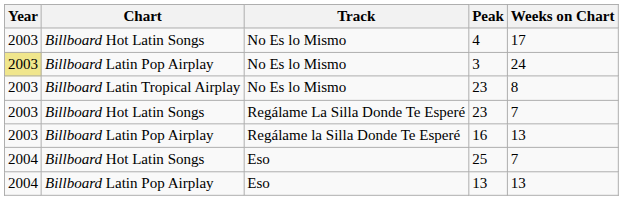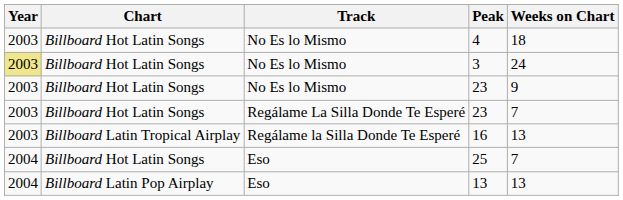(518, 40) 17 -> (518, 40) 18
(129, 64) Billboard Latin Pop Airplay -> (125, 64) Billboard Hot Latin Songs
(143, 87) Billboard Latin Tropical Airplay -> (125, 87) Billboard Hot Latin Songs
(515, 87) 8 -> (515, 87) 9
(129, 135) Billboard Latin Pop Airplay -> (143, 135) Billboard Latin Tropical Airplay
